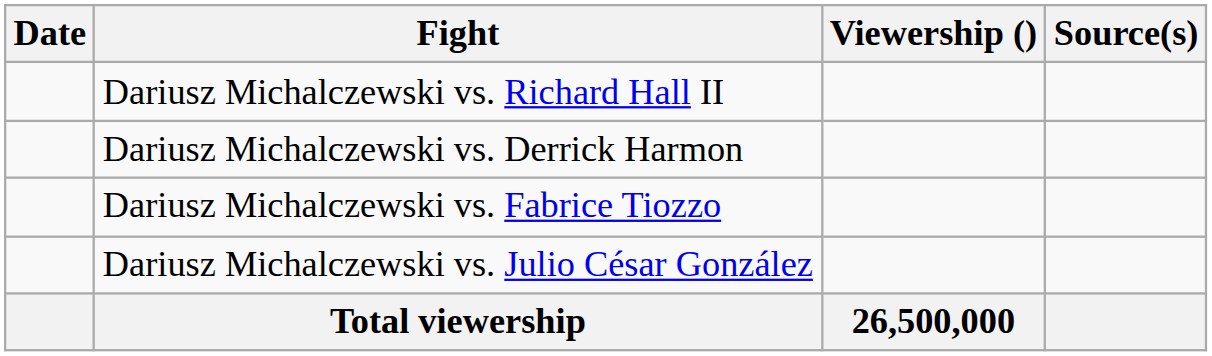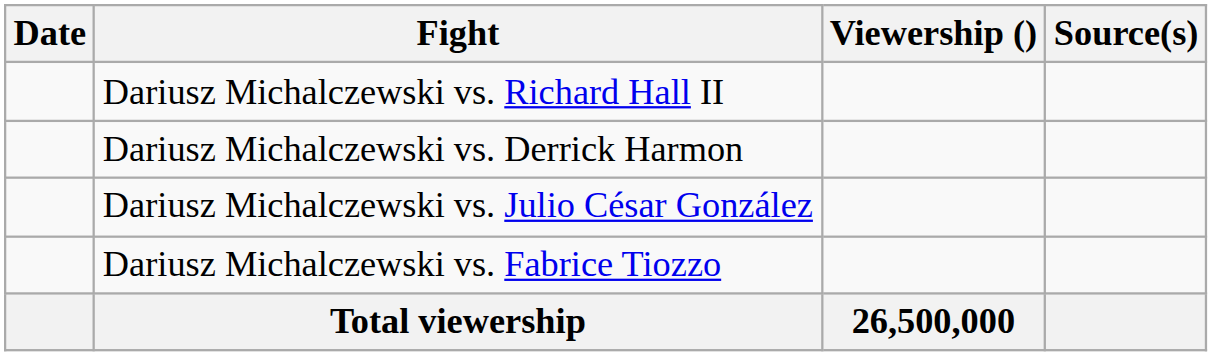rows swapped: (458, 263) <-> (412, 206)
